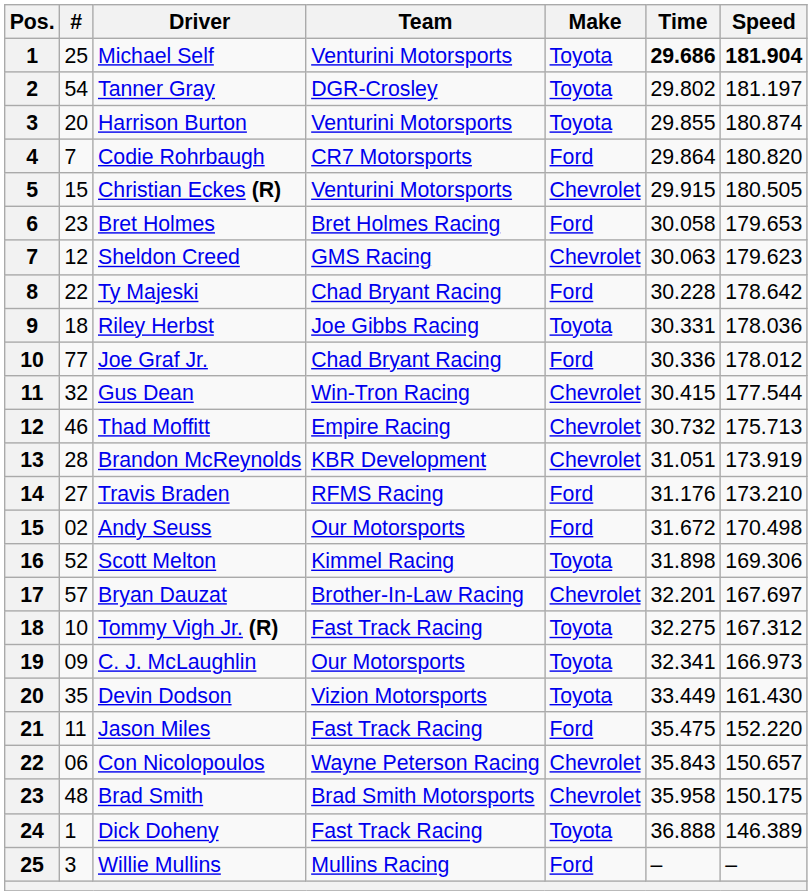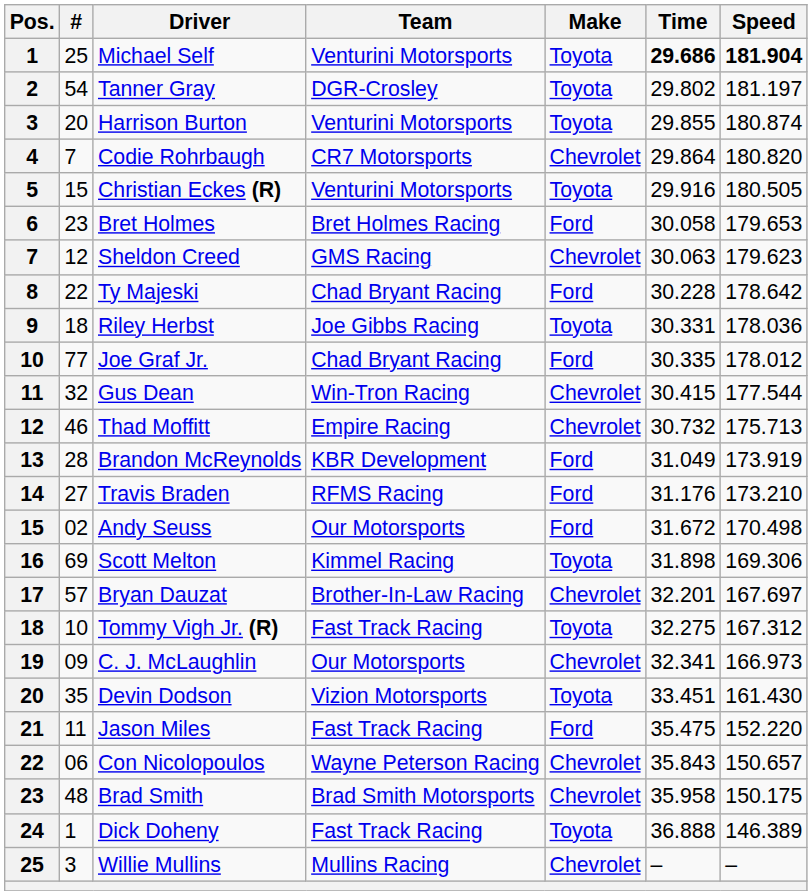(571, 156) Ford -> (595, 156) Chevrolet
(595, 190) Chevrolet -> (581, 190) Toyota
(683, 190) 29.915 -> (683, 190) 29.916
(683, 359) 30.336 -> (683, 359) 30.335
(595, 460) Chevrolet -> (571, 460) Ford
(683, 460) 31.051 -> (683, 460) 31.049
(76, 561) 52 -> (76, 561) 69
(581, 662) Toyota -> (595, 662) Chevrolet
(683, 695) 33.449 -> (683, 695) 33.451
(571, 864) Ford -> (595, 864) Chevrolet
